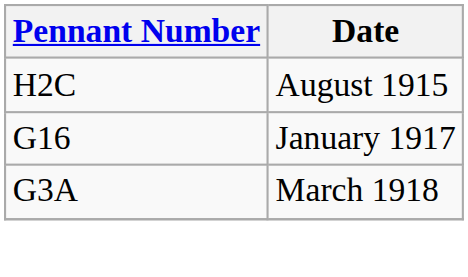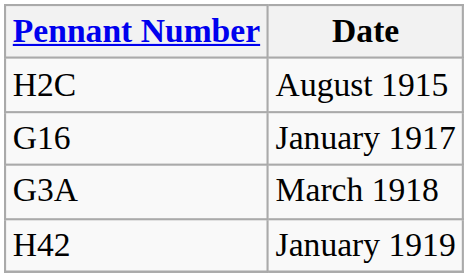+ row: (42, 244)
